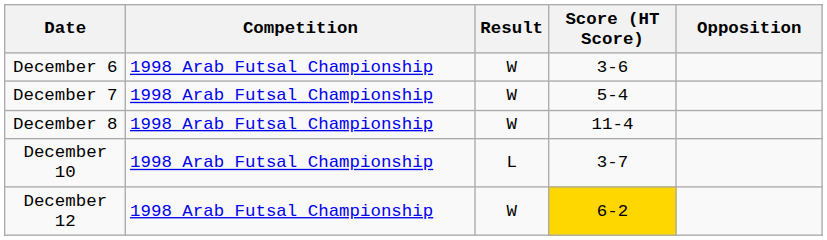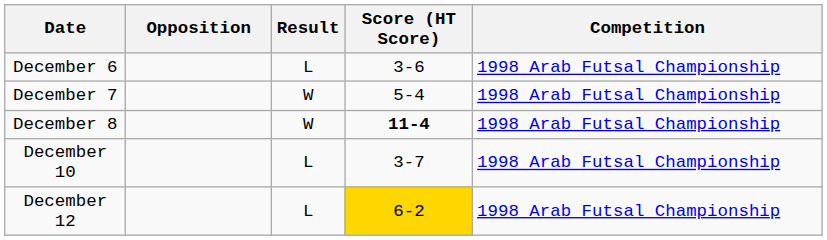columns swapped: (749, 29) <-> (300, 29)
(512, 67) W -> (308, 67) L
(612, 124) normal -> (409, 124) bold
(512, 211) W -> (308, 211) L
